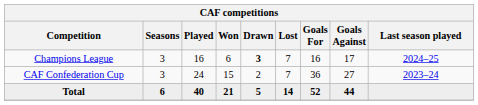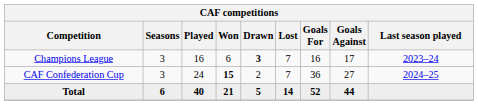(421, 58) 2024–25 -> (421, 58) 2023–24
(228, 75) normal -> (228, 75) bold
(421, 75) 2023–24 -> (421, 75) 2024–25
